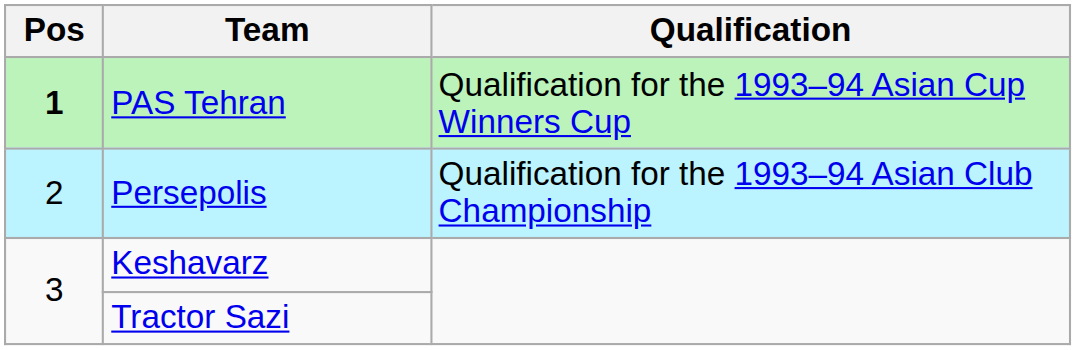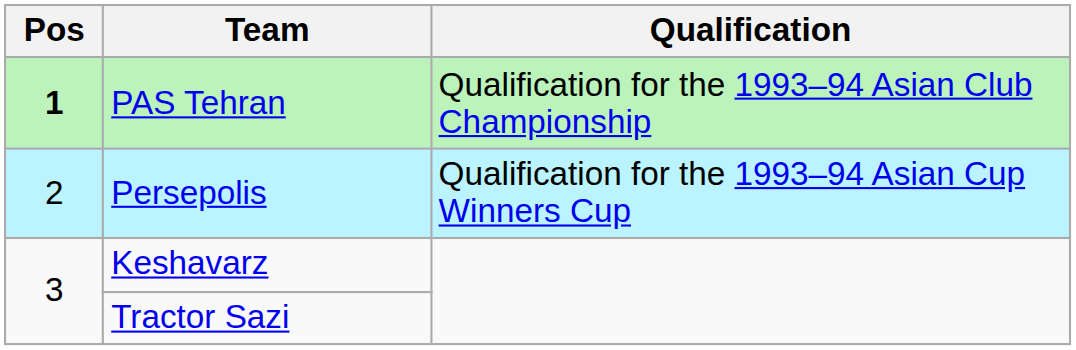(732, 102) Qualification for the 1993–94 Asian Cup Winners Cup -> (736, 102) Qualification for the 1993–94 Asian Club Championship
(736, 192) Qualification for the 1993–94 Asian Club Championship -> (732, 192) Qualification for the 1993–94 Asian Cup Winners Cup
